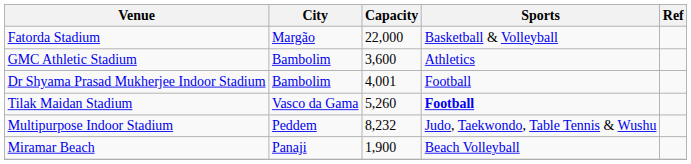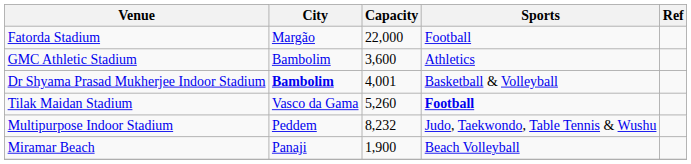(491, 37) Basketball & Volleyball -> (448, 37) Football
(301, 81) normal -> (303, 81) bold
(448, 81) Football -> (491, 81) Basketball & Volleyball
